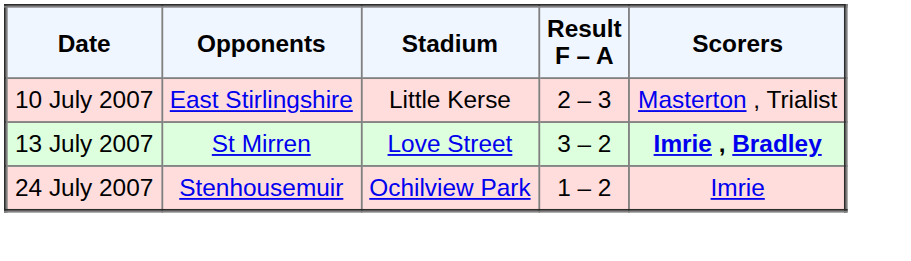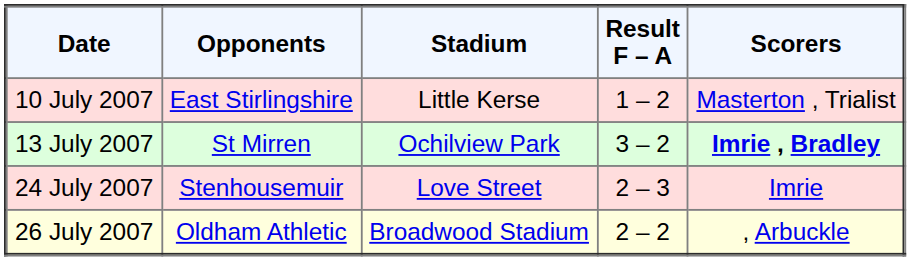(584, 100) 2 – 3 -> (643, 100) 1 – 2
(450, 144) Love Street -> (479, 144) Ochilview Park
(450, 188) Ochilview Park -> (479, 188) Love Street
(584, 188) 1 – 2 -> (643, 188) 2 – 3
+ row: (84, 232)
